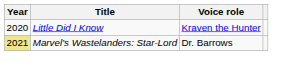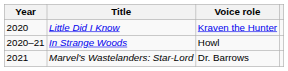+ row: (88, 43)
(17, 43) khaki background -> (17, 58) no background
